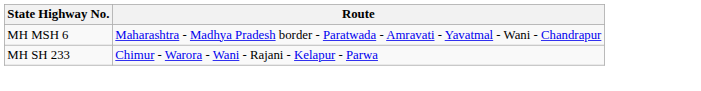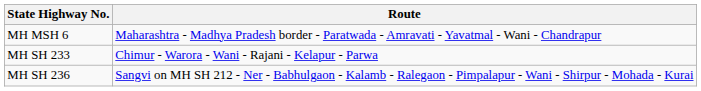+ row: (39, 75)
